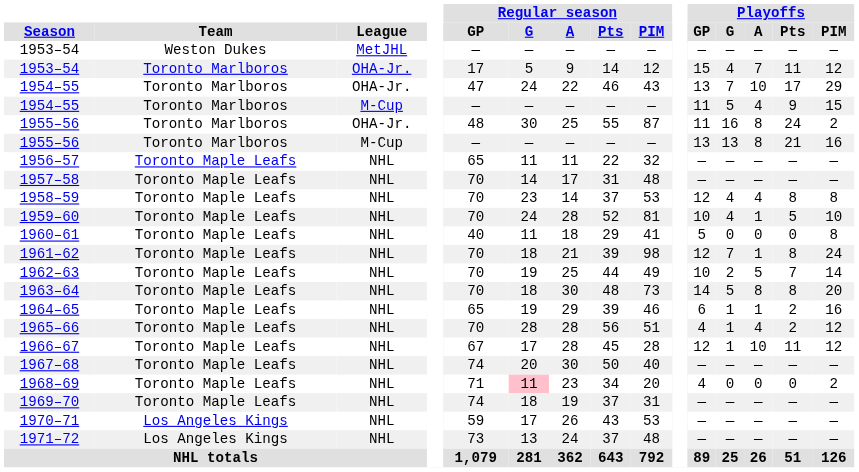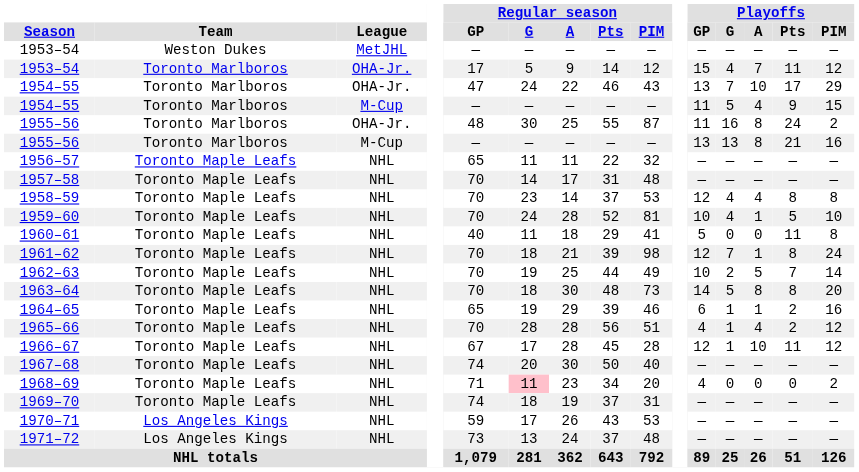(793, 236) 0 -> (793, 236) 11
